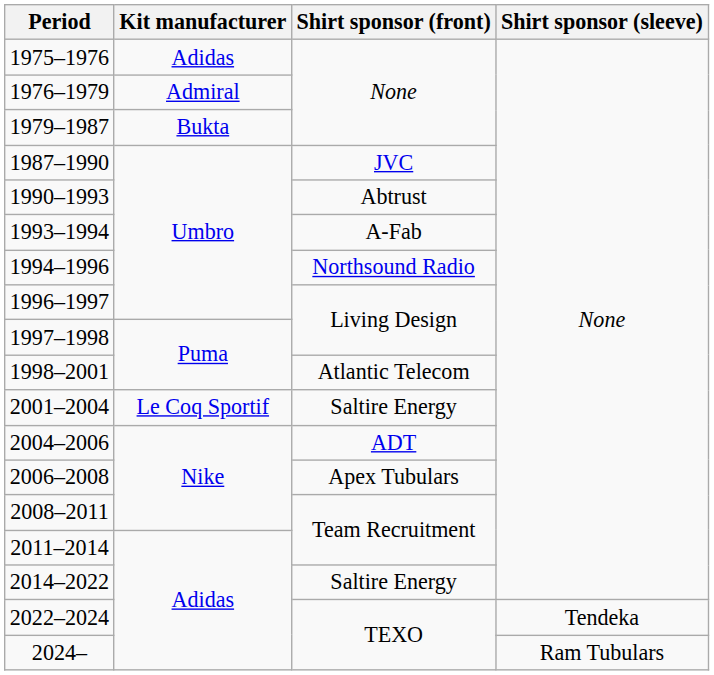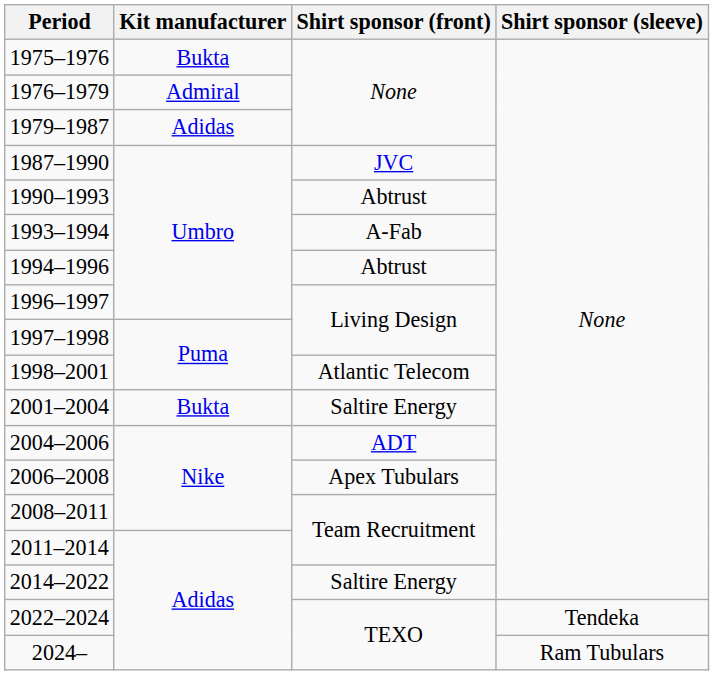(203, 57) Adidas -> (203, 57) Bukta
(203, 127) Bukta -> (203, 127) Adidas
(394, 267) Northsound Radio -> (394, 267) Abtrust
(203, 407) Le Coq Sportif -> (203, 407) Bukta
